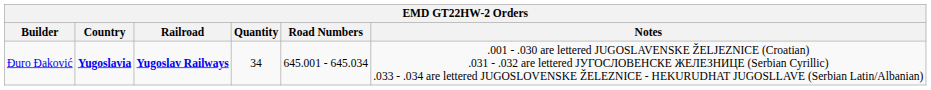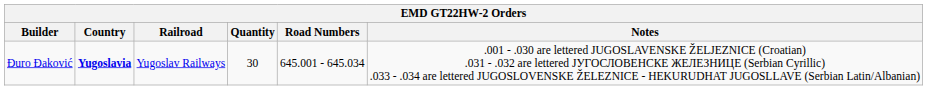(183, 63) bold -> (181, 63) normal
(256, 63) 34 -> (253, 63) 30
